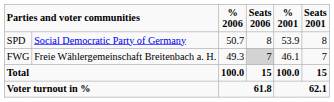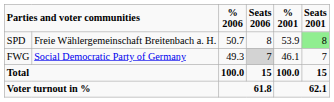(110, 40) Social Democratic Party of Germany -> (125, 40) Freie Wählergemeinschaft Breitenbach a. H.
(324, 40) no background -> (324, 40) lightgreen background
(125, 56) Freie Wählergemeinschaft Breitenbach a. H. -> (110, 56) Social Democratic Party of Germany
